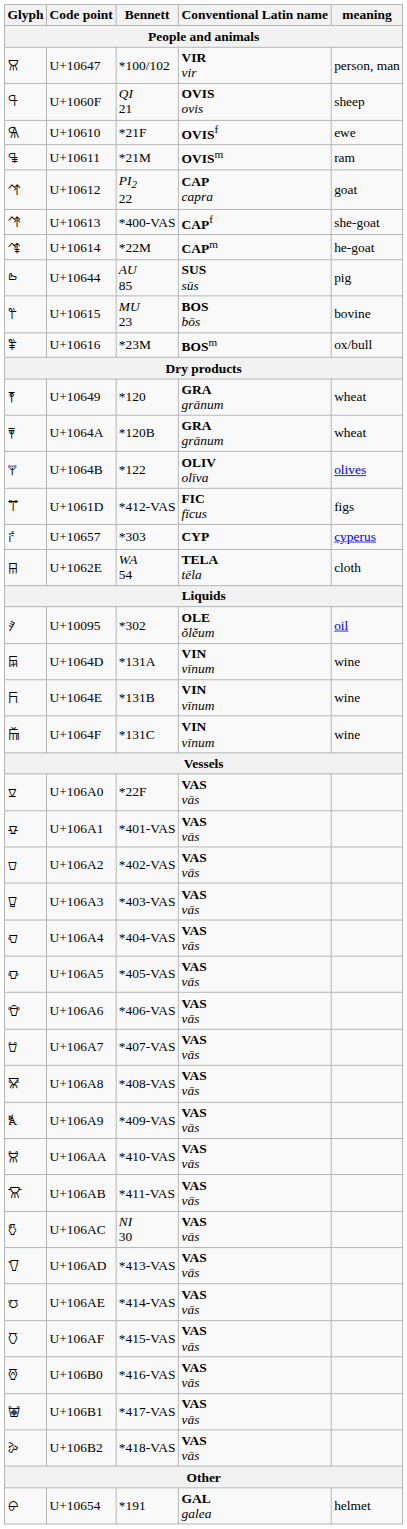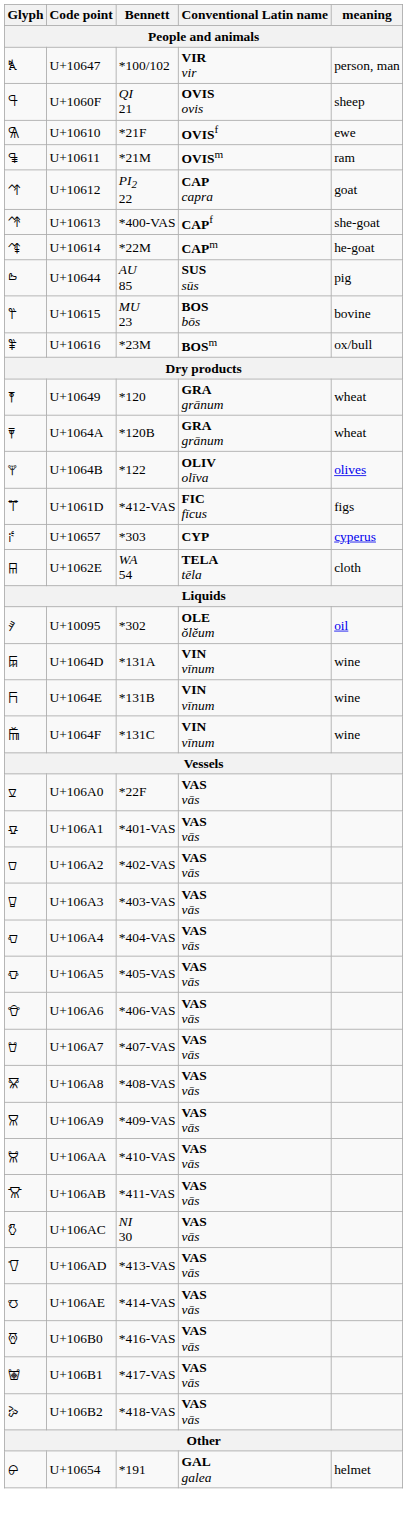(13, 66) 𐚩 -> (12, 66) 𐙇
(12, 1121) 𐙇 -> (13, 1121) 𐚩
- row: (77, 1338)
